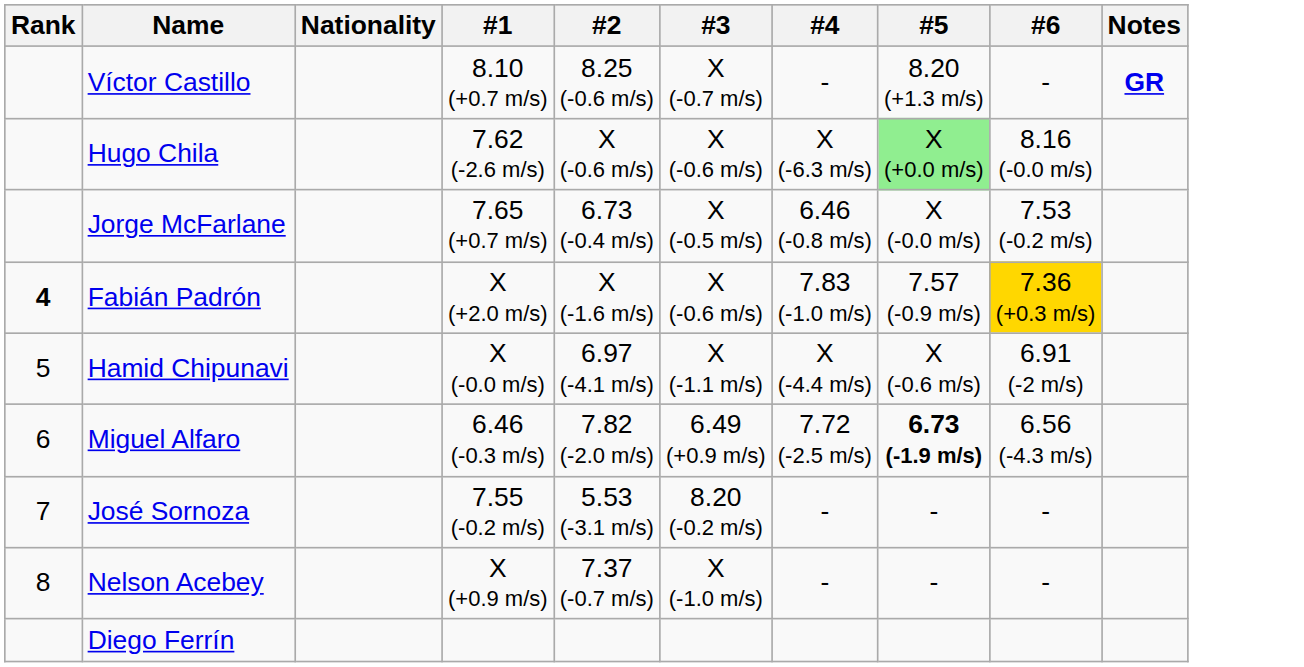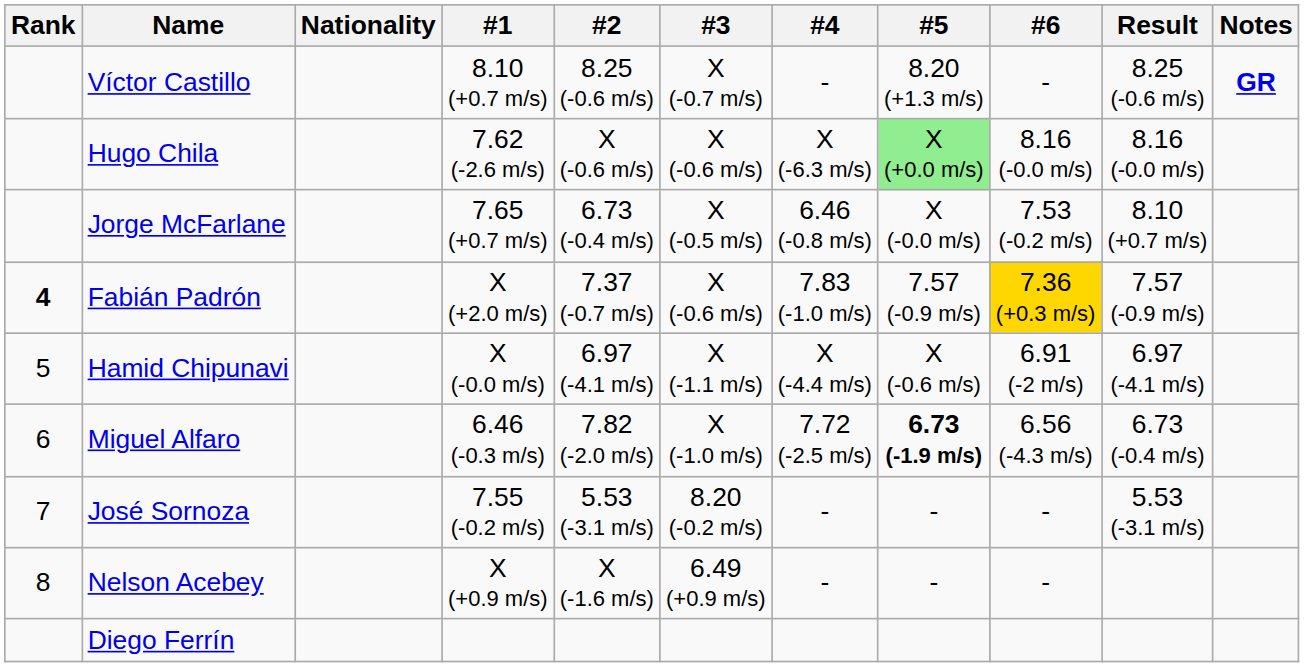+ column: (1157, 25)
(607, 296) X (-1.6 m/s) -> (607, 296) 7.37 (-0.7 m/s)
(716, 439) 6.49 (+0.9 m/s) -> (716, 439) X (-1.0 m/s)
(607, 583) 7.37 (-0.7 m/s) -> (607, 583) X (-1.6 m/s)
(716, 583) X (-1.0 m/s) -> (716, 583) 6.49 (+0.9 m/s)
